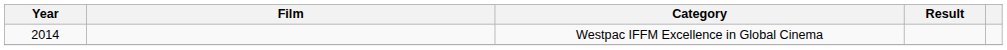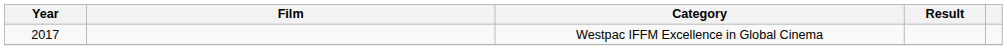(45, 34) 2014 -> (45, 34) 2017
